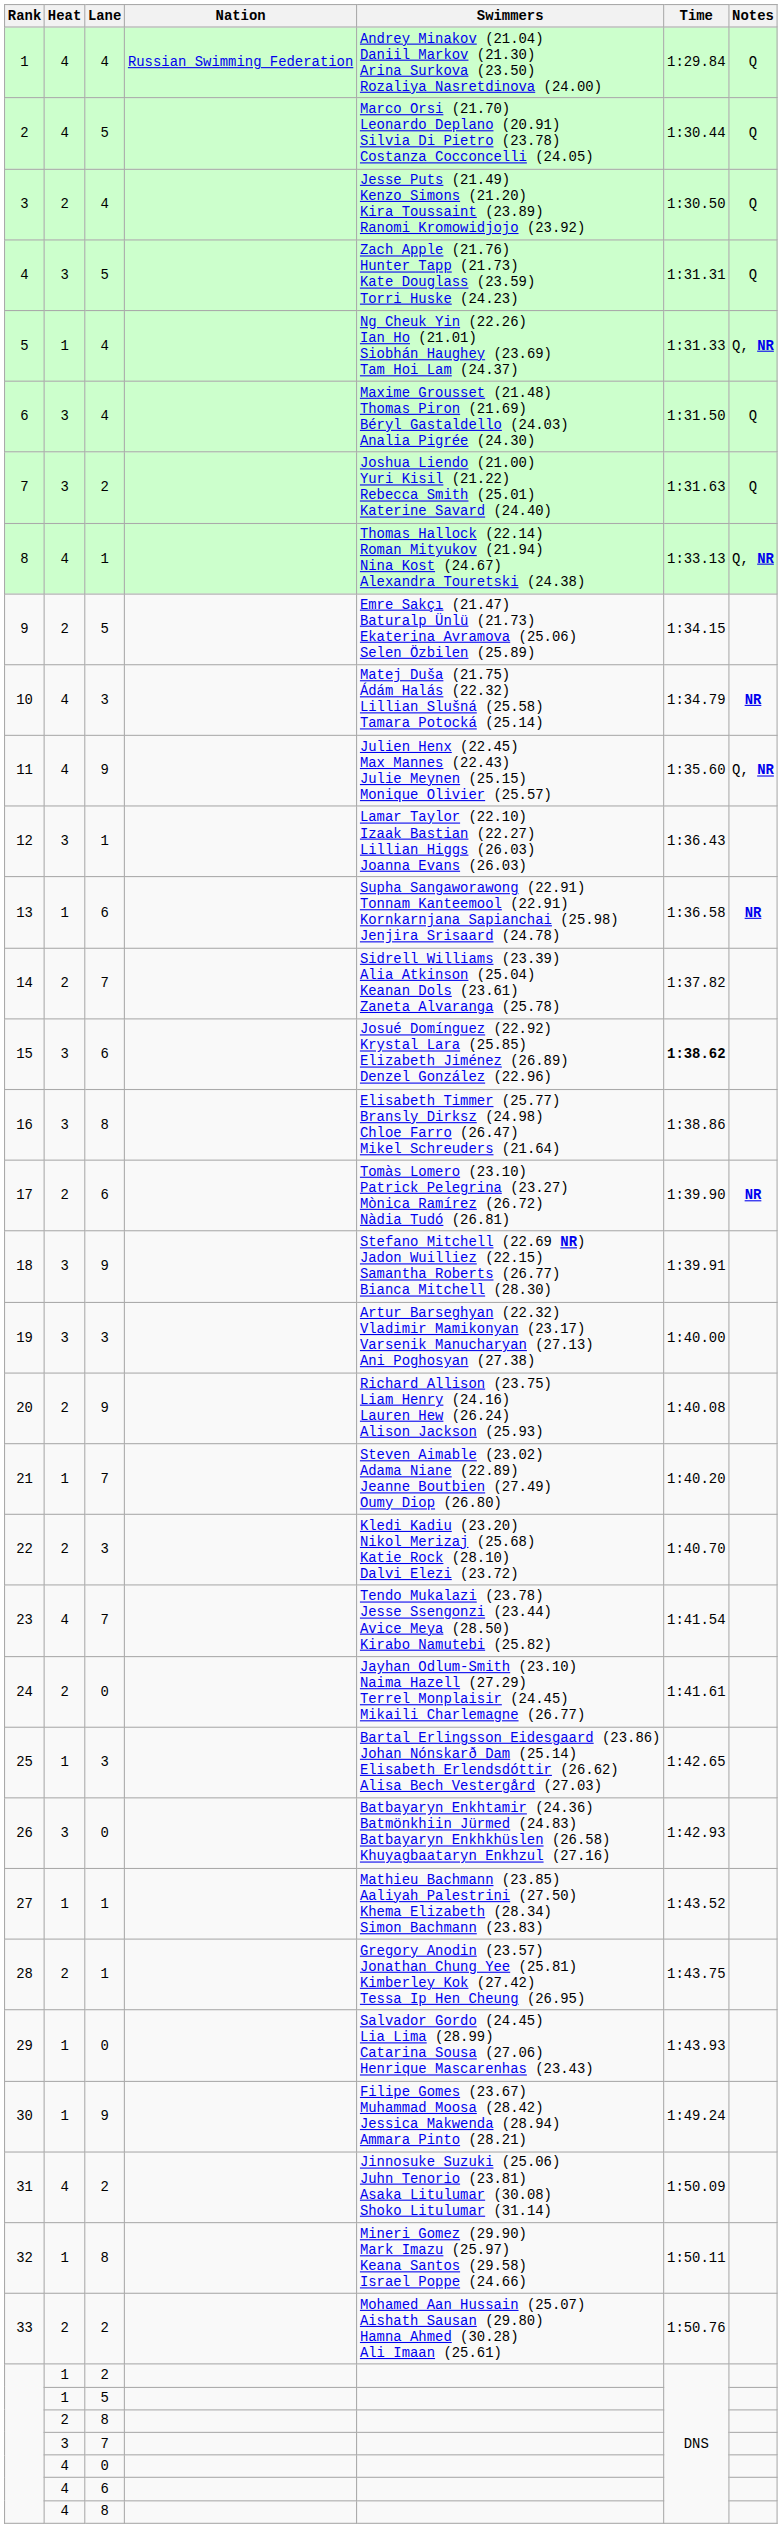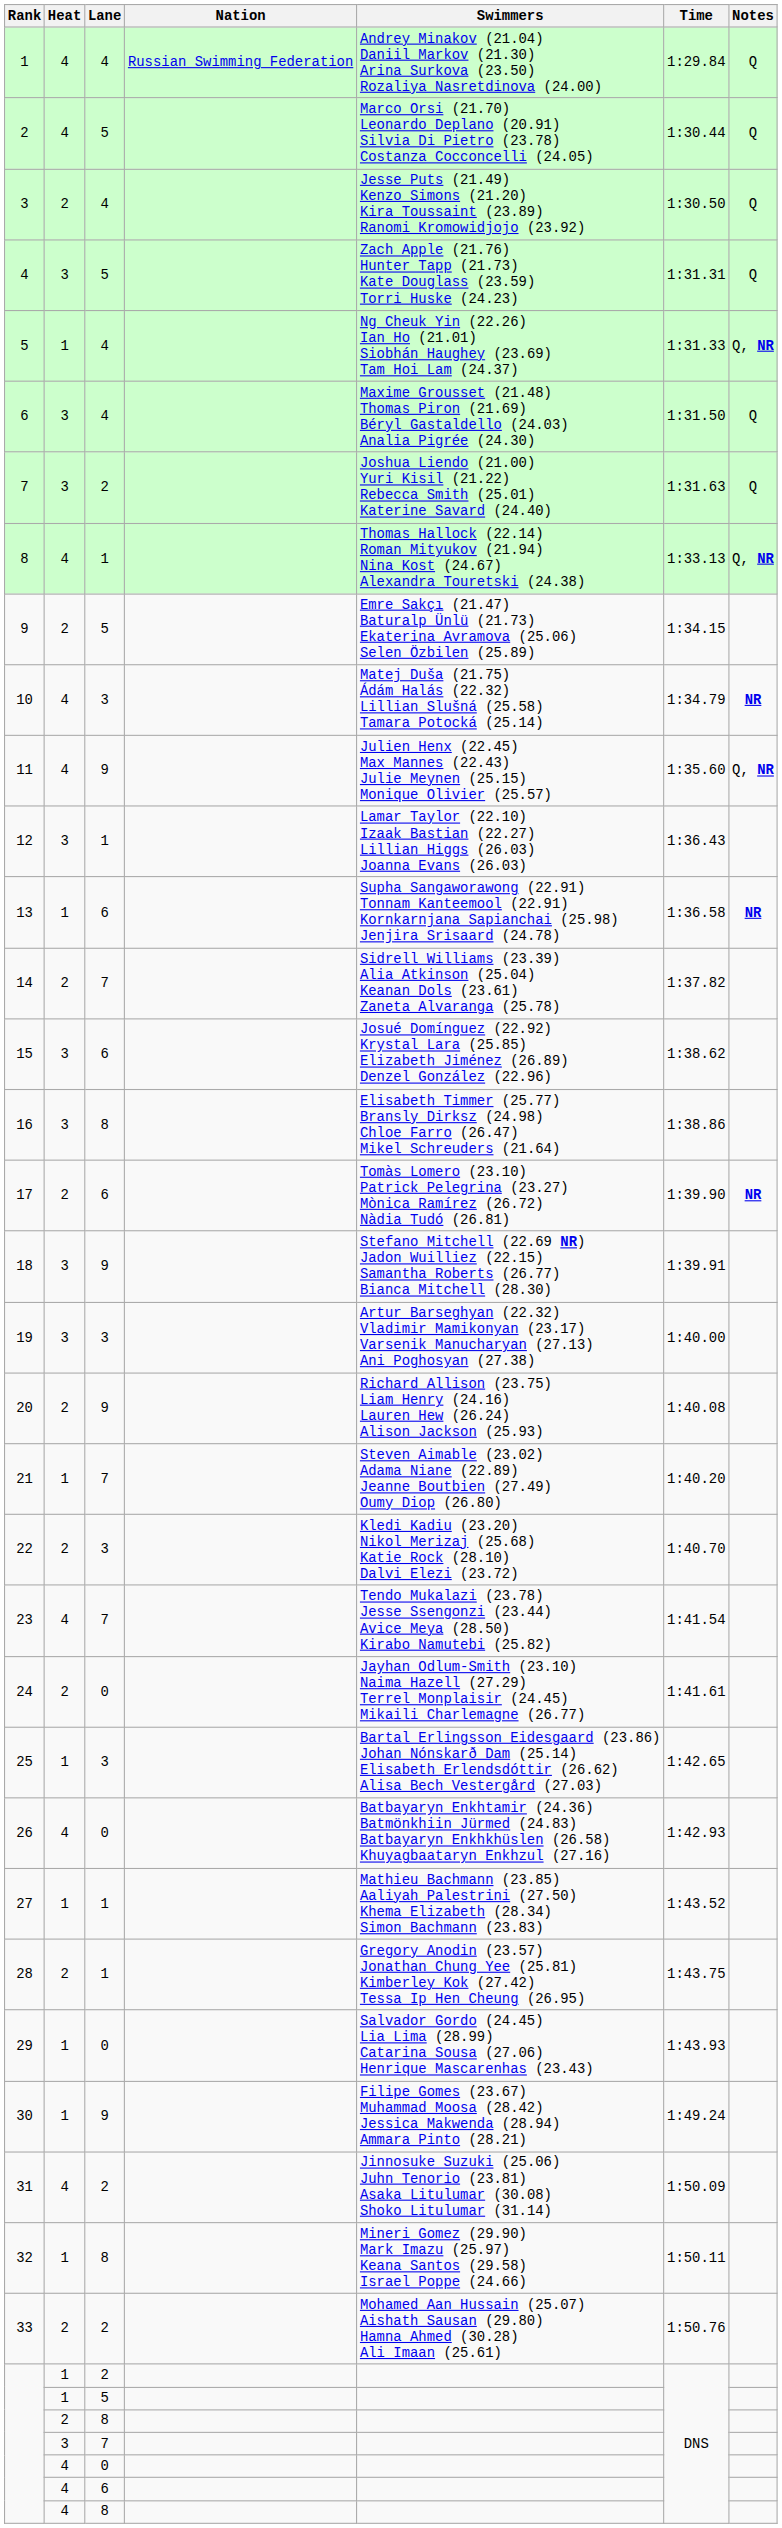(696, 1054) bold -> (696, 1054) normal
(65, 1833) 3 -> (65, 1833) 4
